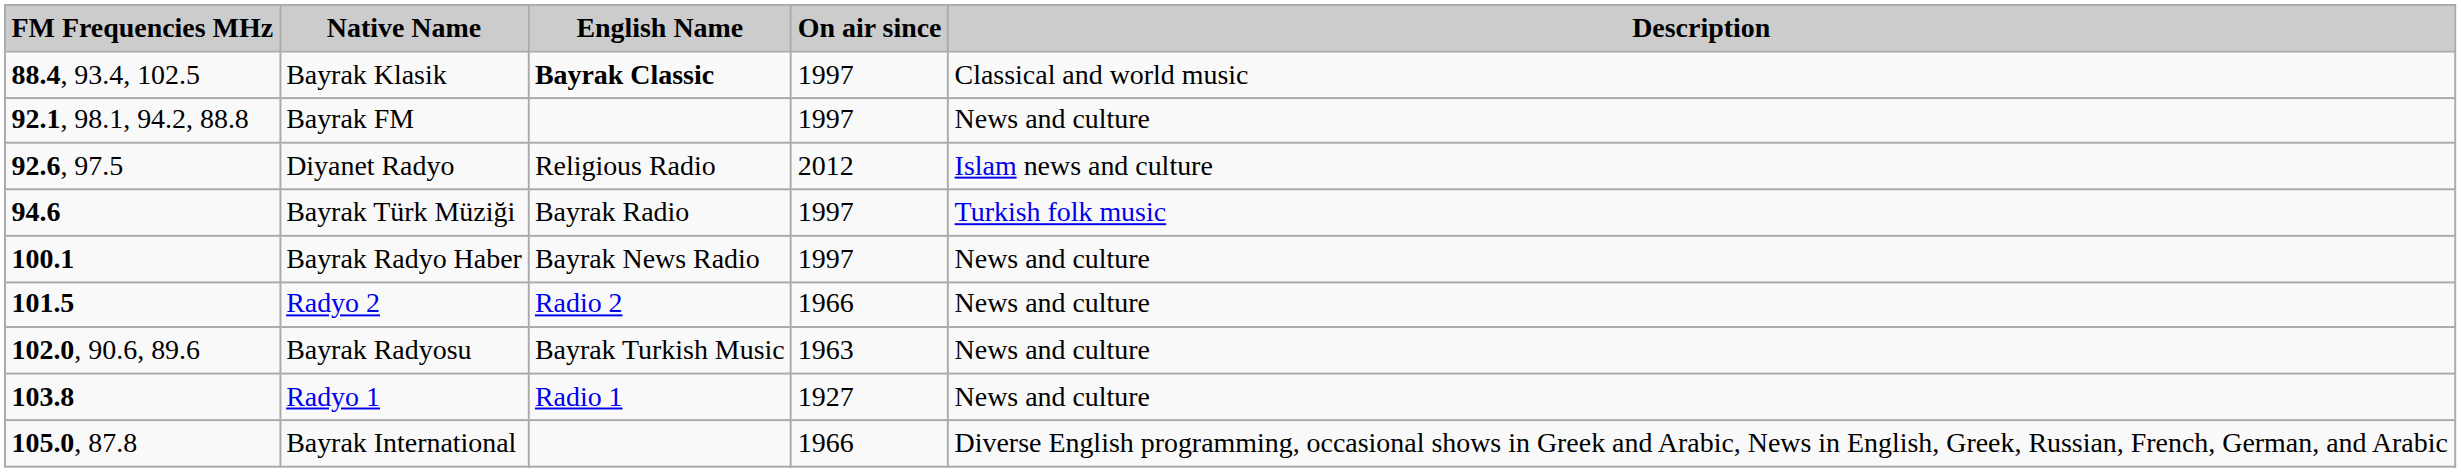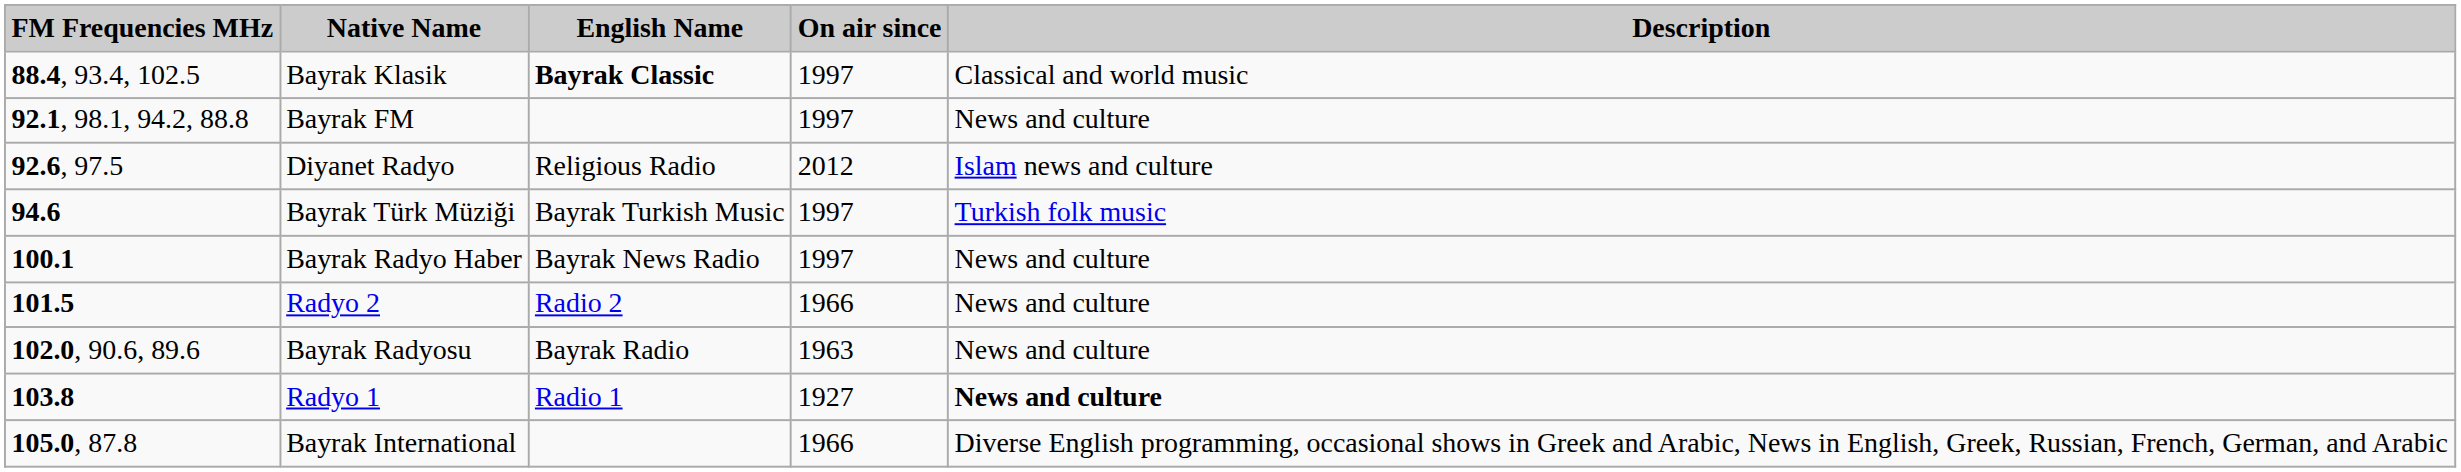(612, 212) Bayrak Radio -> (660, 212) Bayrak Turkish Music
(660, 350) Bayrak Turkish Music -> (612, 350) Bayrak Radio
(1052, 396) normal -> (1058, 396) bold
